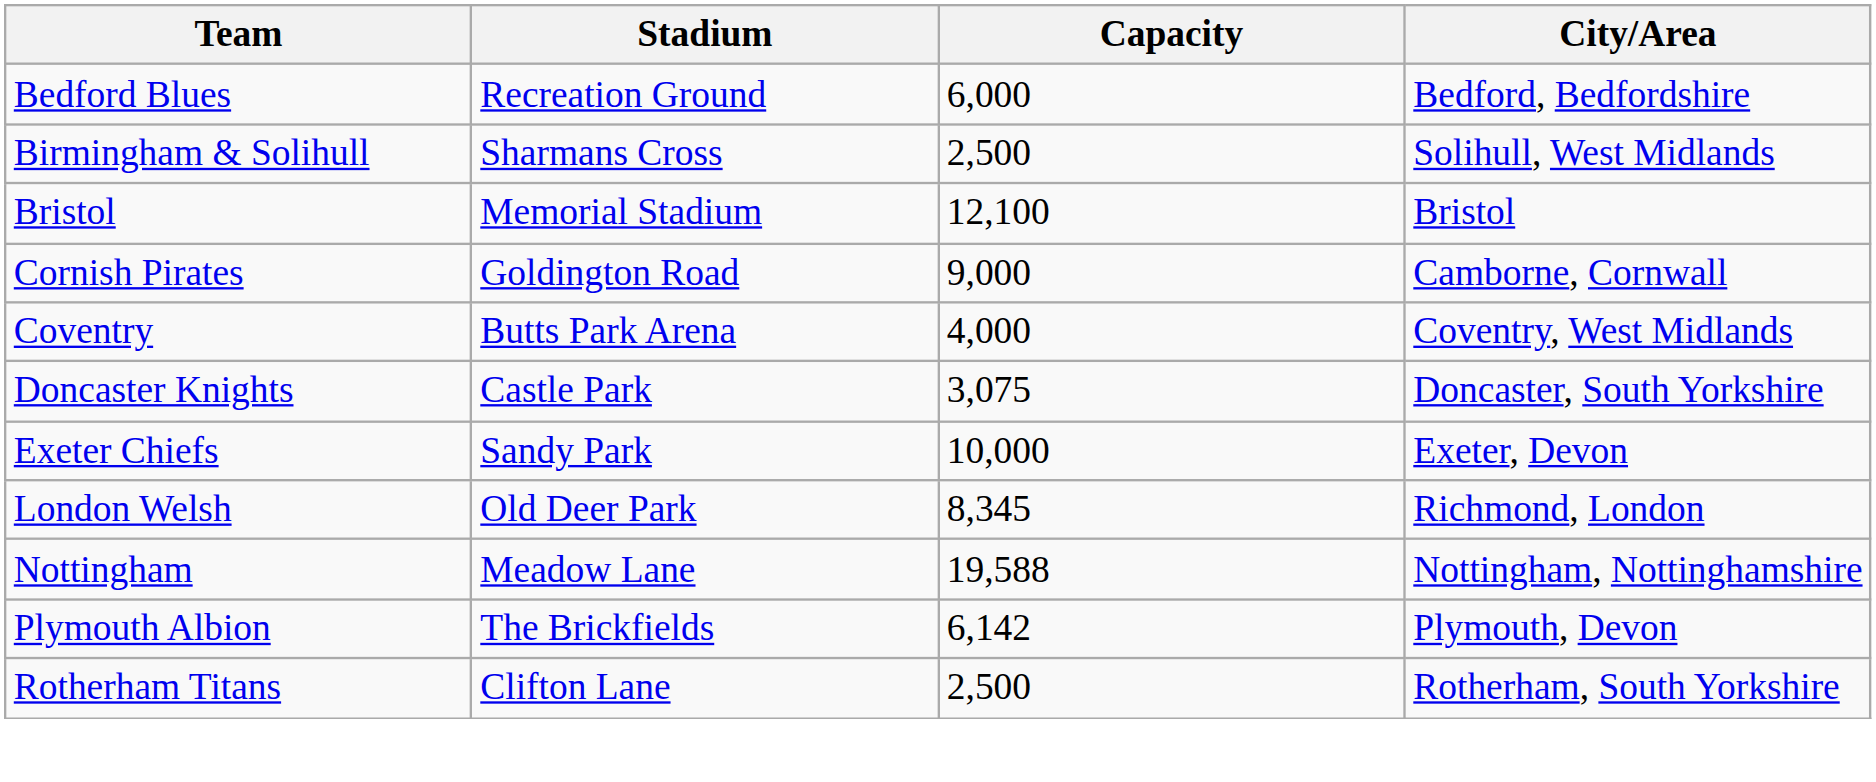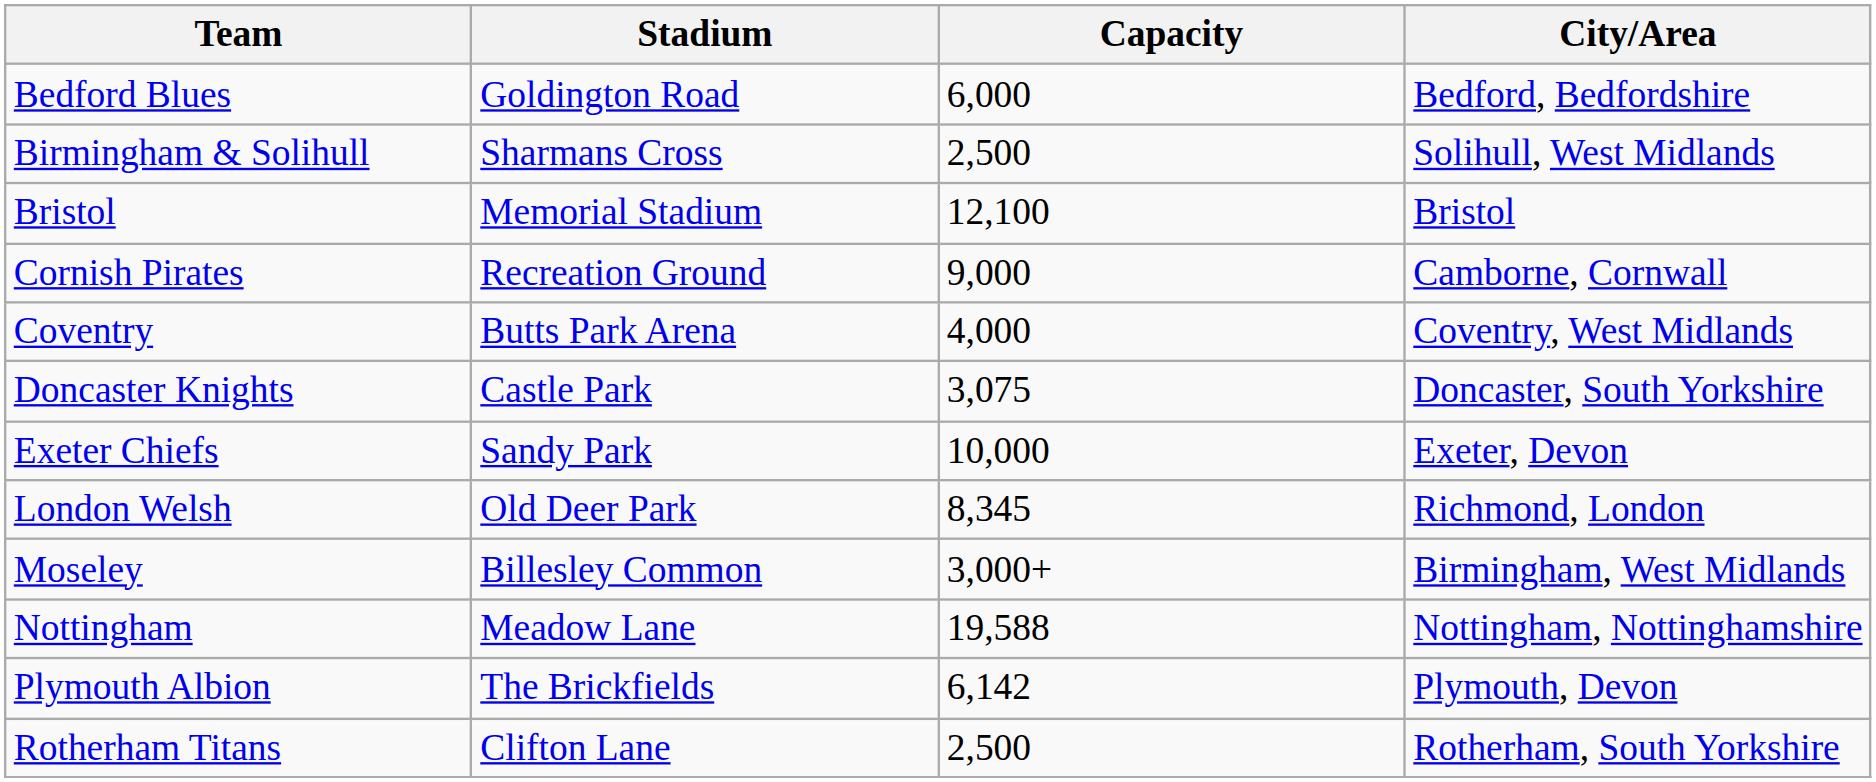(623, 93) Recreation Ground -> (610, 93) Goldington Road
(610, 271) Goldington Road -> (623, 271) Recreation Ground
+ row: (78, 568)
